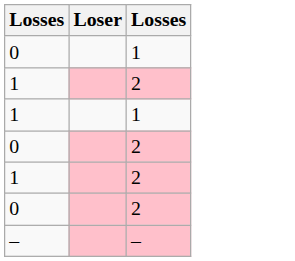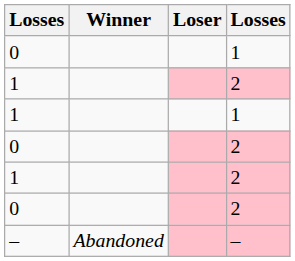+ column: (119, 20)
